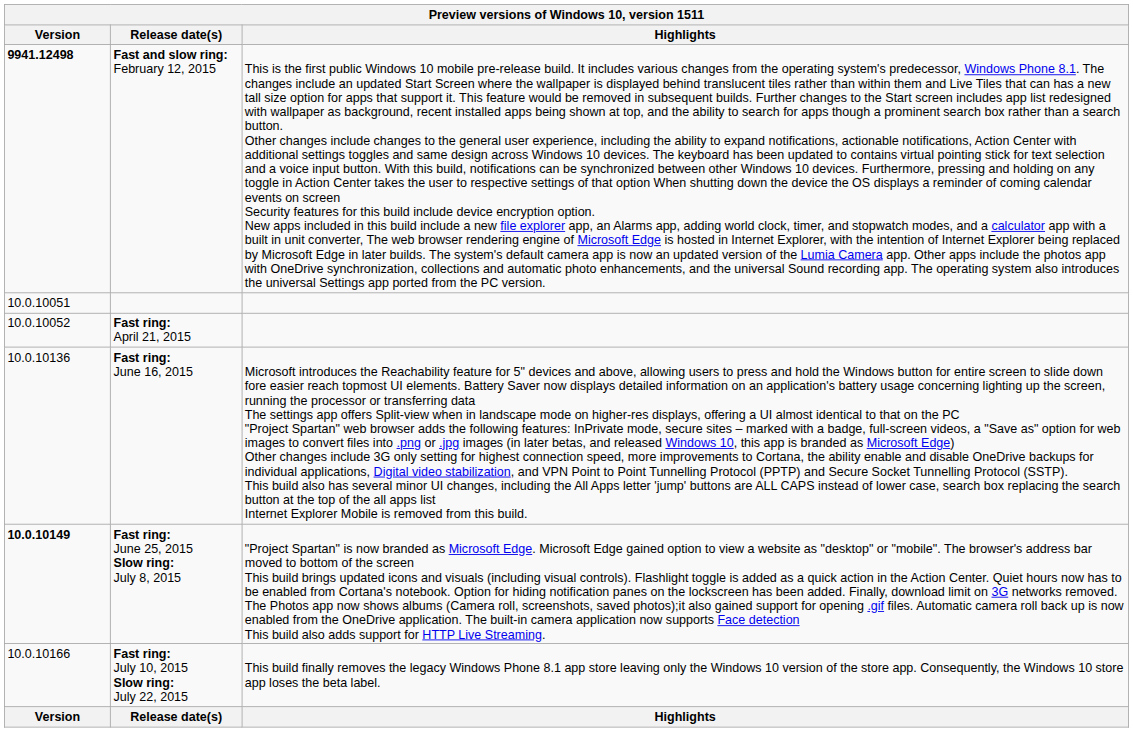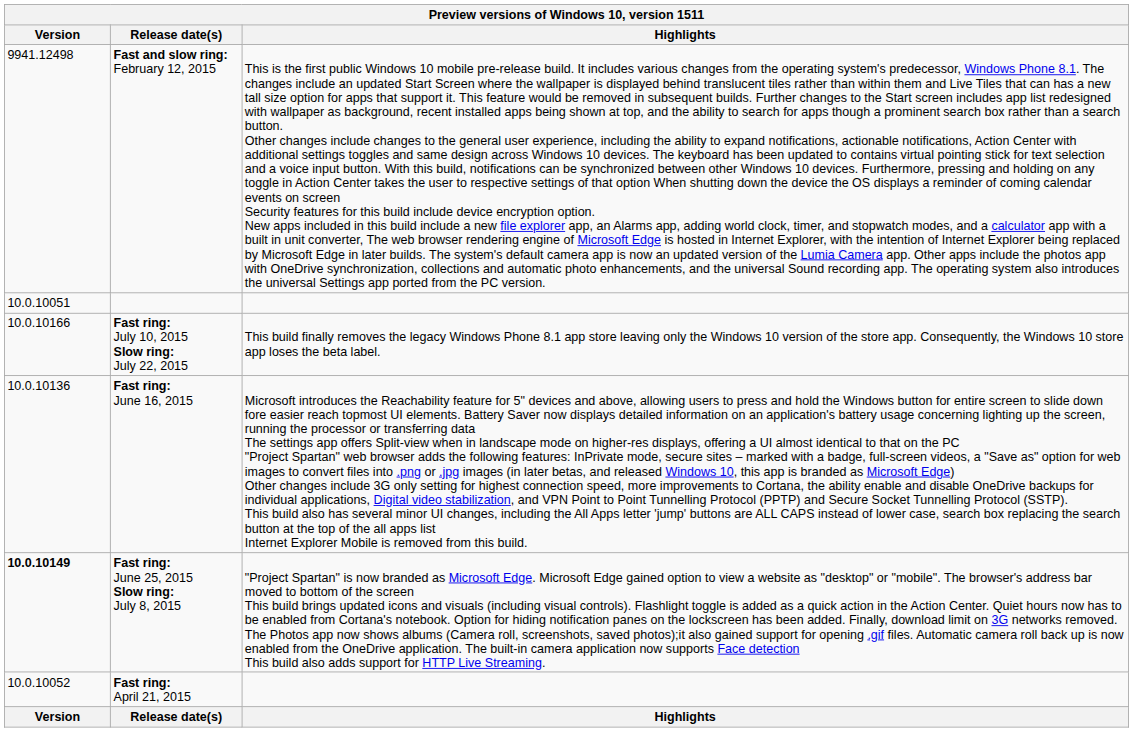(40, 55) bold -> (40, 55) normal
rows swapped: (152, 330) <-> (151, 675)
